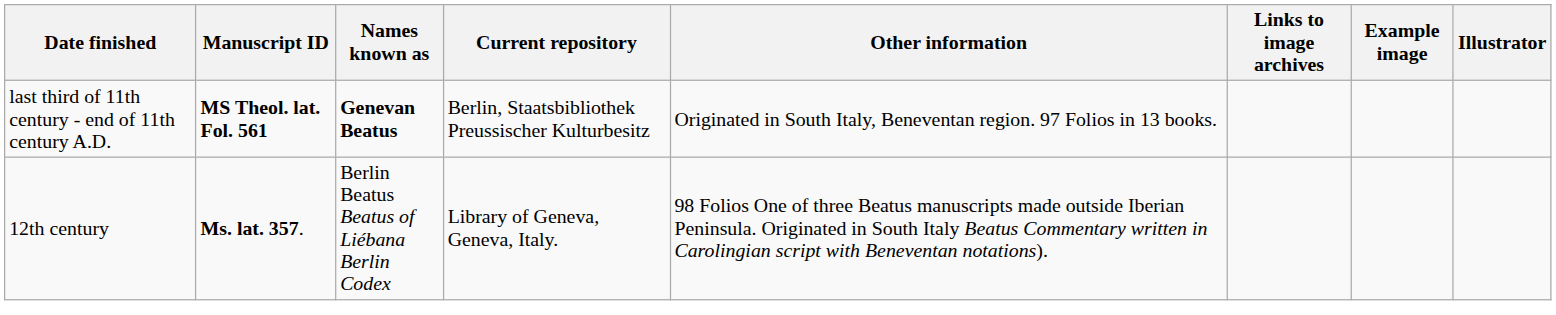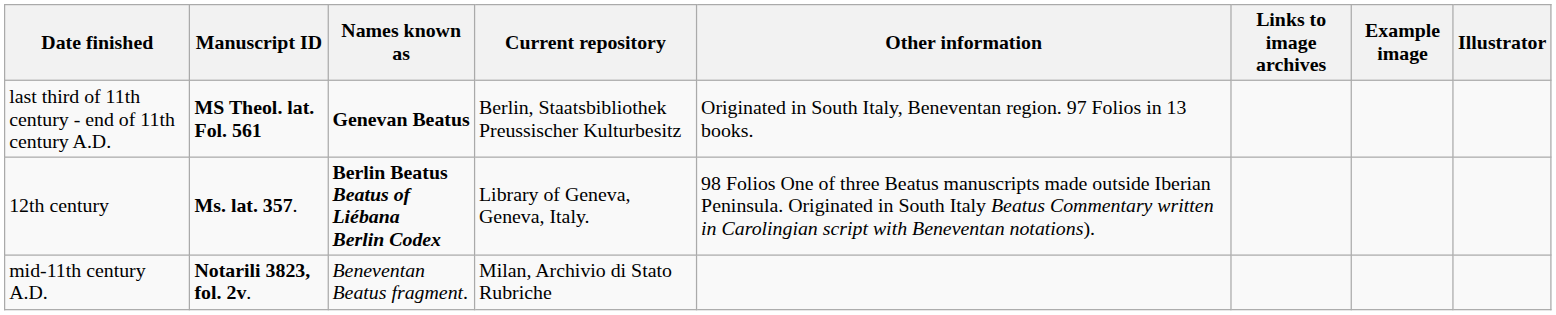(377, 228) normal -> (390, 205) bold
+ row: (77, 282)
